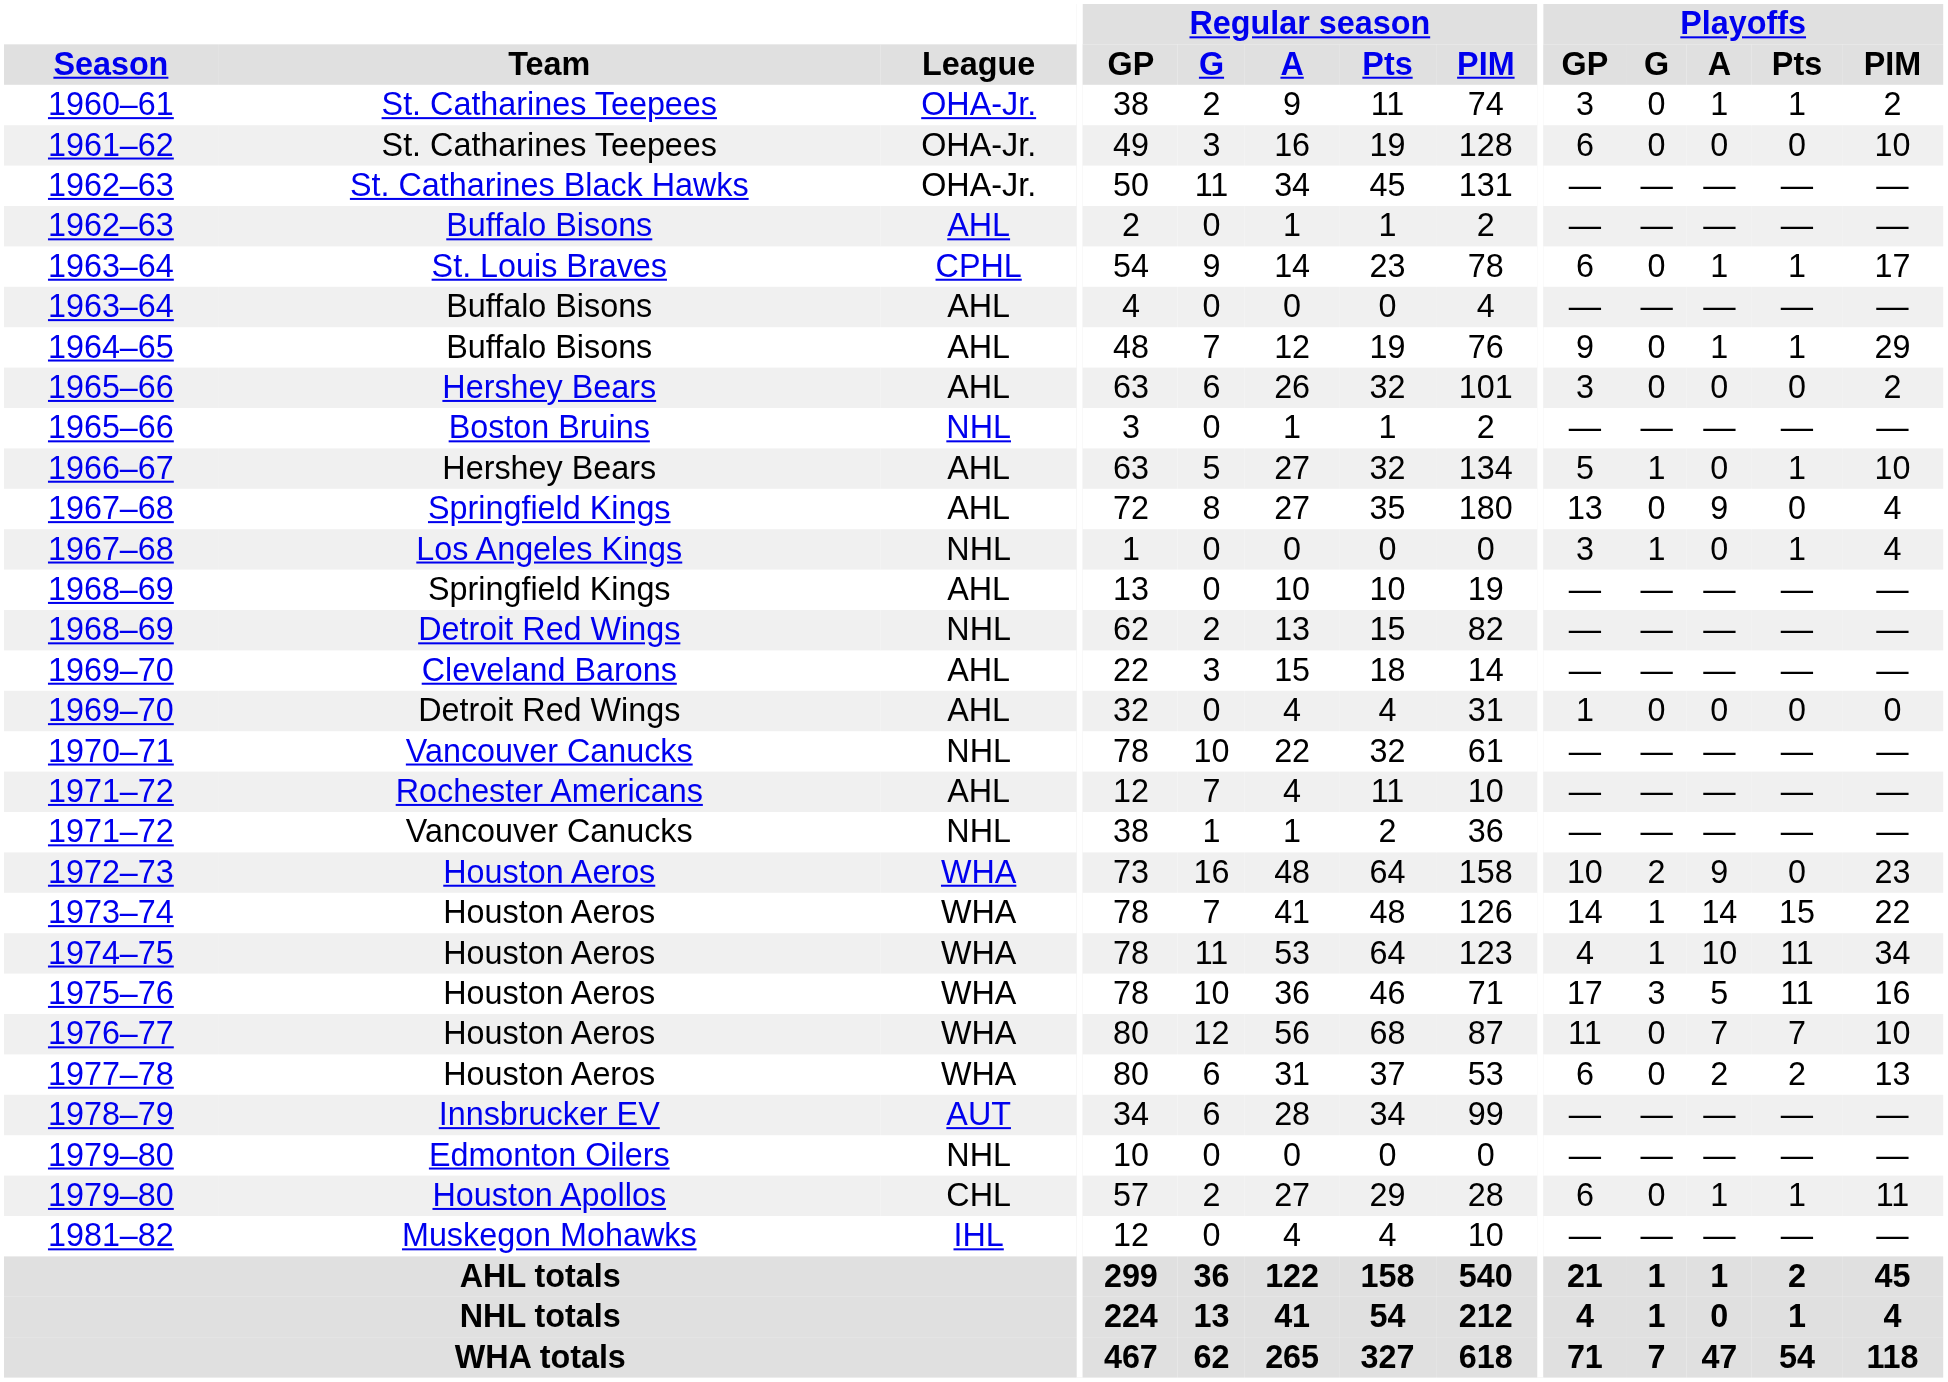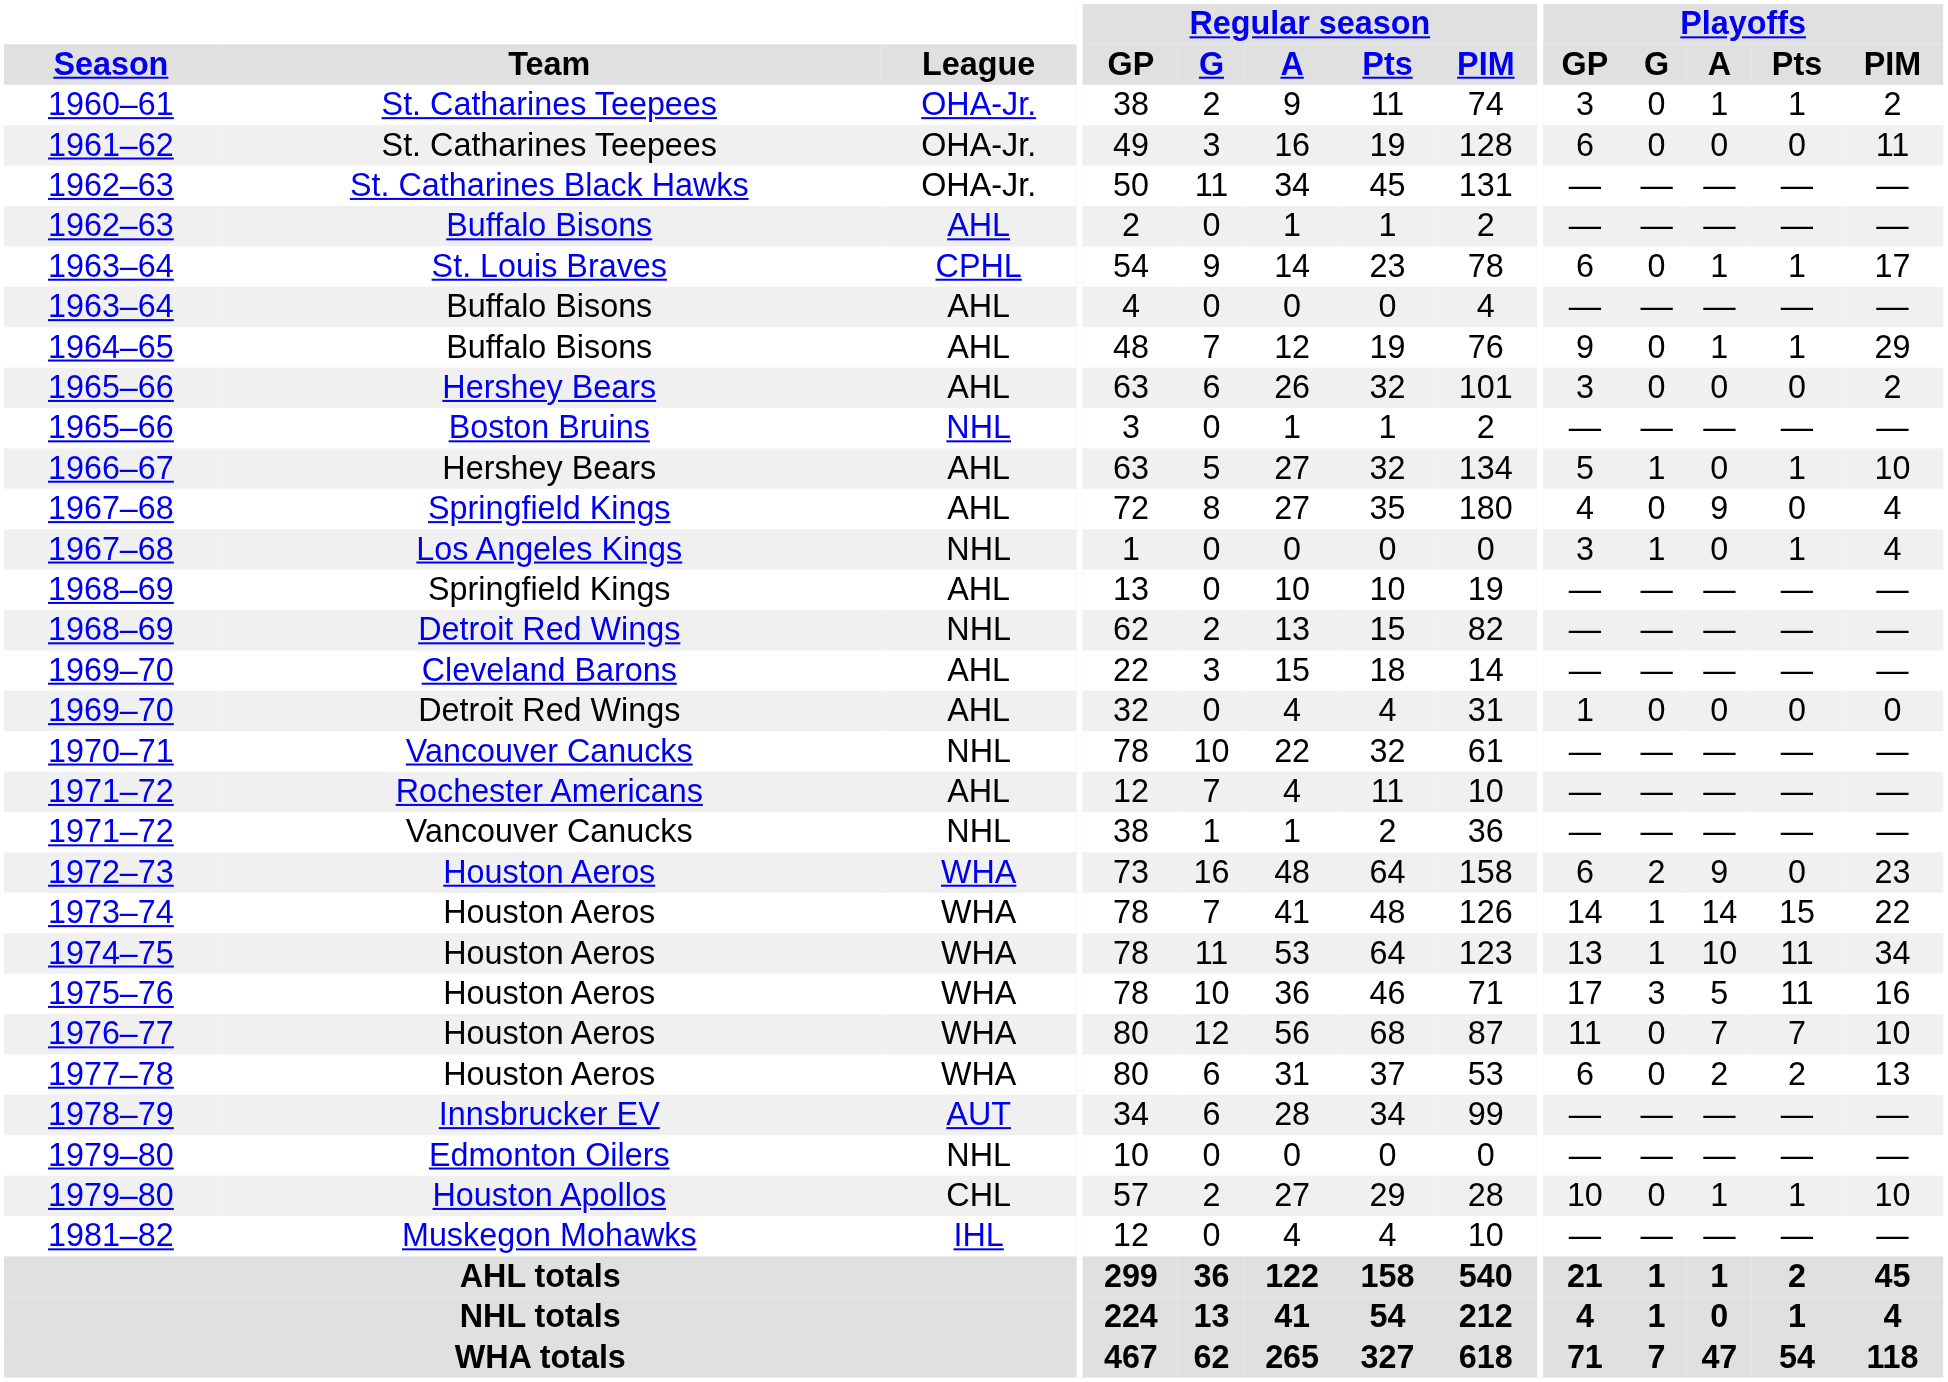(1892, 144) 10 -> (1892, 144) 11
(1585, 508) 13 -> (1585, 508) 4
(1585, 872) 10 -> (1585, 872) 6
(1585, 952) 4 -> (1585, 952) 13
(1585, 1195) 6 -> (1585, 1195) 10
(1892, 1195) 11 -> (1892, 1195) 10
